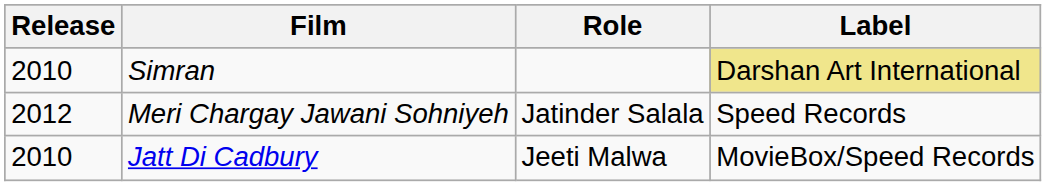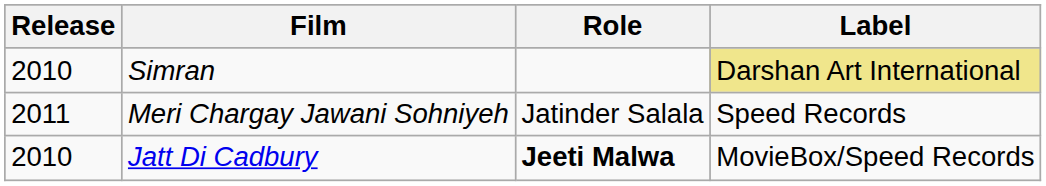(42, 113) 2012 -> (41, 113) 2011
(594, 157) normal -> (598, 157) bold
